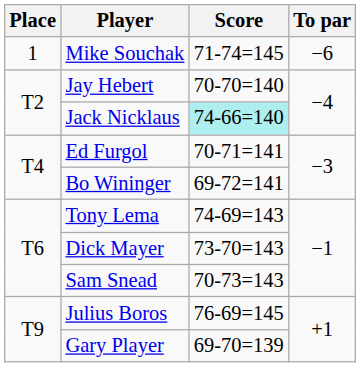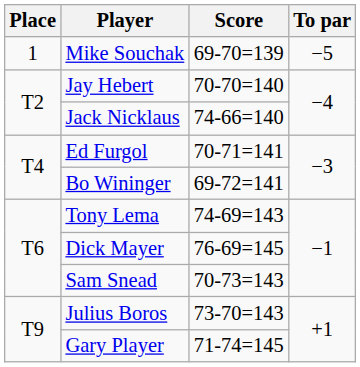(239, 53) 71-74=145 -> (239, 53) 69-70=139
(322, 53) −6 -> (322, 53) −5
(239, 118) paleturquoise background -> (239, 118) no background
(239, 248) 73-70=143 -> (239, 248) 76-69=145
(239, 313) 76-69=145 -> (239, 313) 73-70=143
(239, 345) 69-70=139 -> (239, 345) 71-74=145
